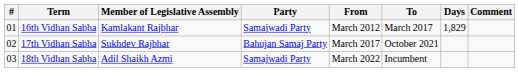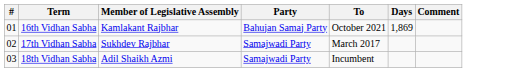- column: (356, 12)
(277, 28) Samajwadi Party -> (285, 28) Bahujan Samaj Party
(409, 28) March 2017 -> (359, 28) October 2021
(454, 28) 1,829 -> (402, 28) 1,869
(285, 43) Bahujan Samaj Party -> (277, 43) Samajwadi Party
(412, 43) October 2021 -> (356, 43) March 2017
